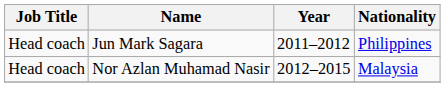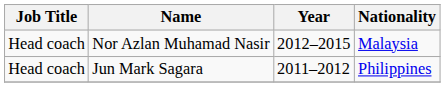rows swapped: (148, 43) <-> (181, 69)
